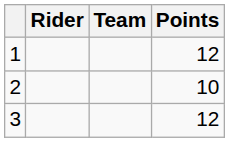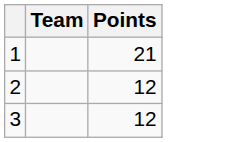- column: (57, 20)
(208, 53) 12 -> (145, 53) 21
(208, 86) 10 -> (145, 86) 12
